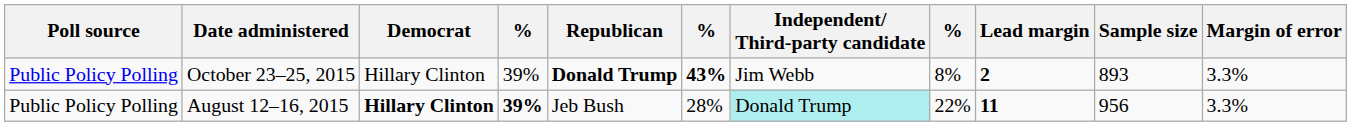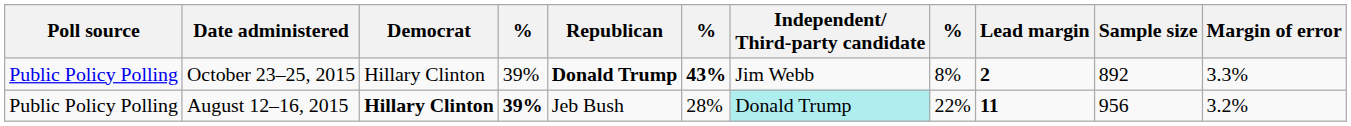(1114, 74) 893 -> (1114, 74) 892
(1227, 105) 3.3% -> (1227, 105) 3.2%
